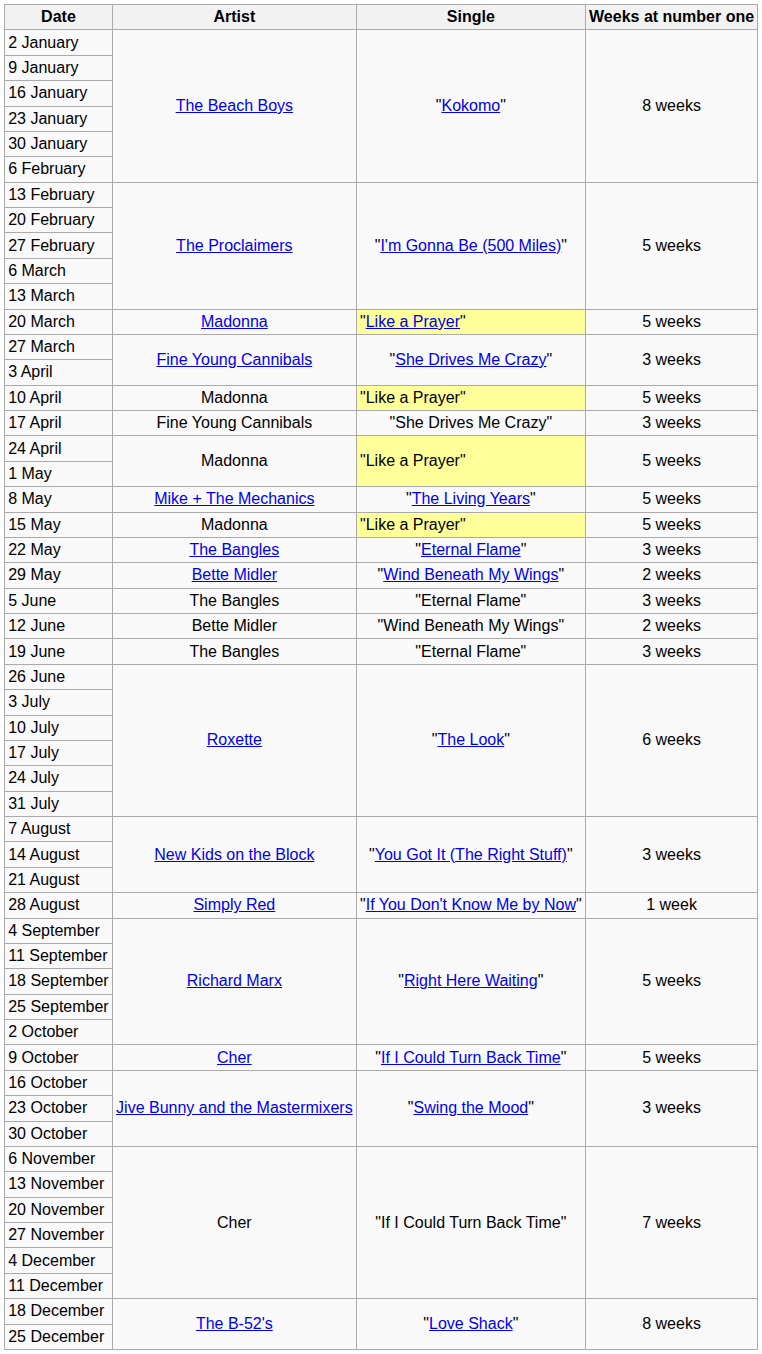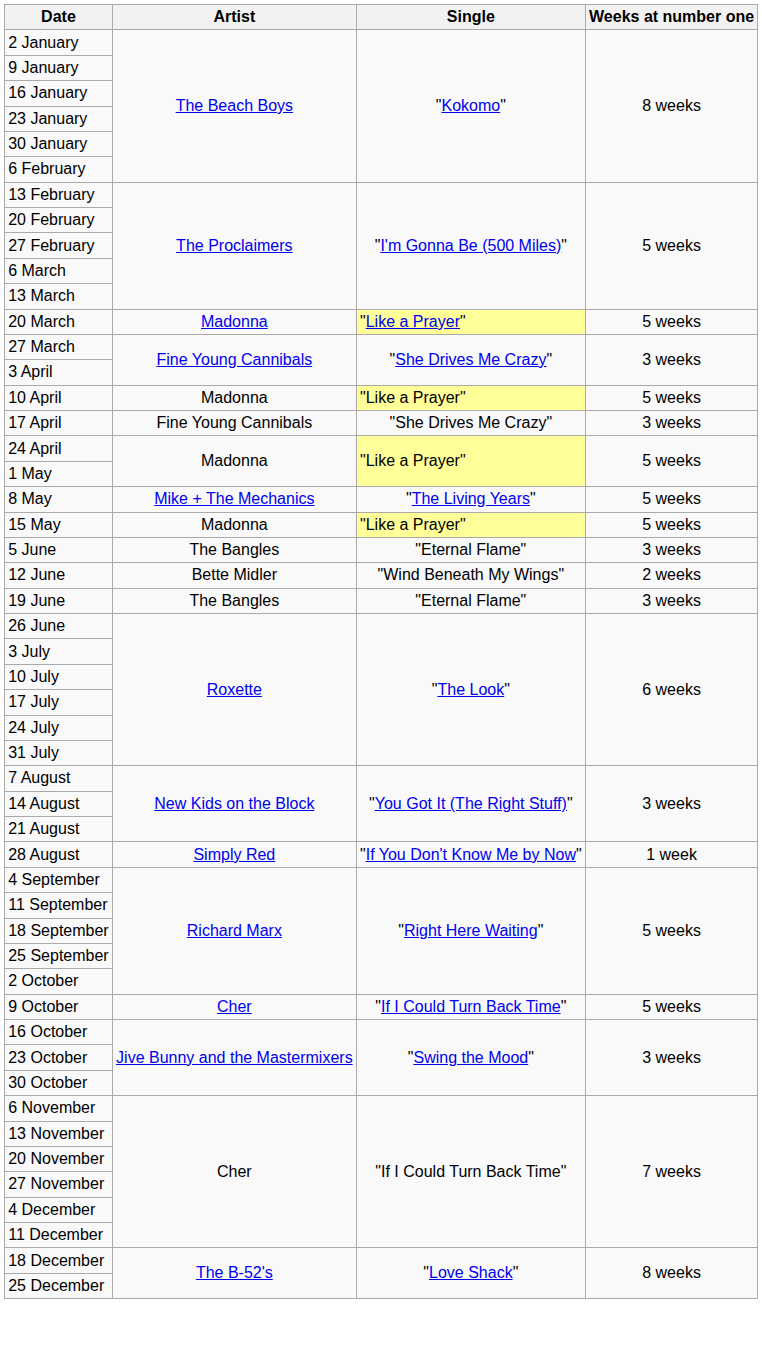- row: (34, 550)
- row: (34, 575)
